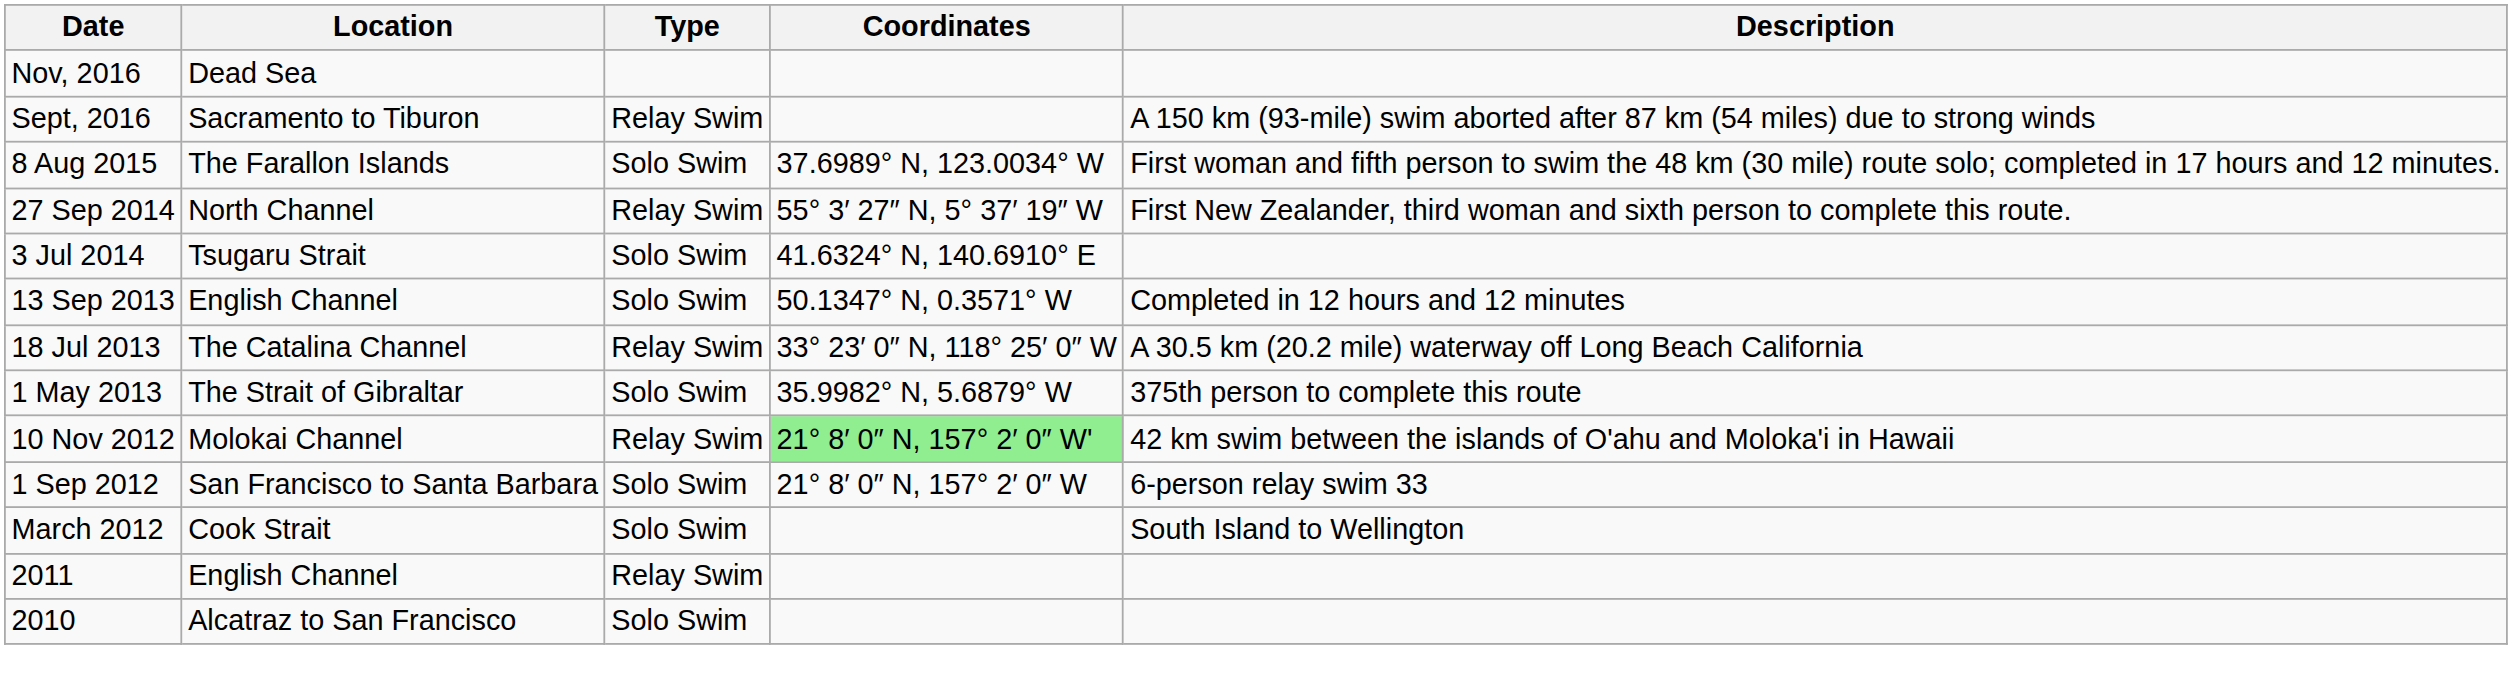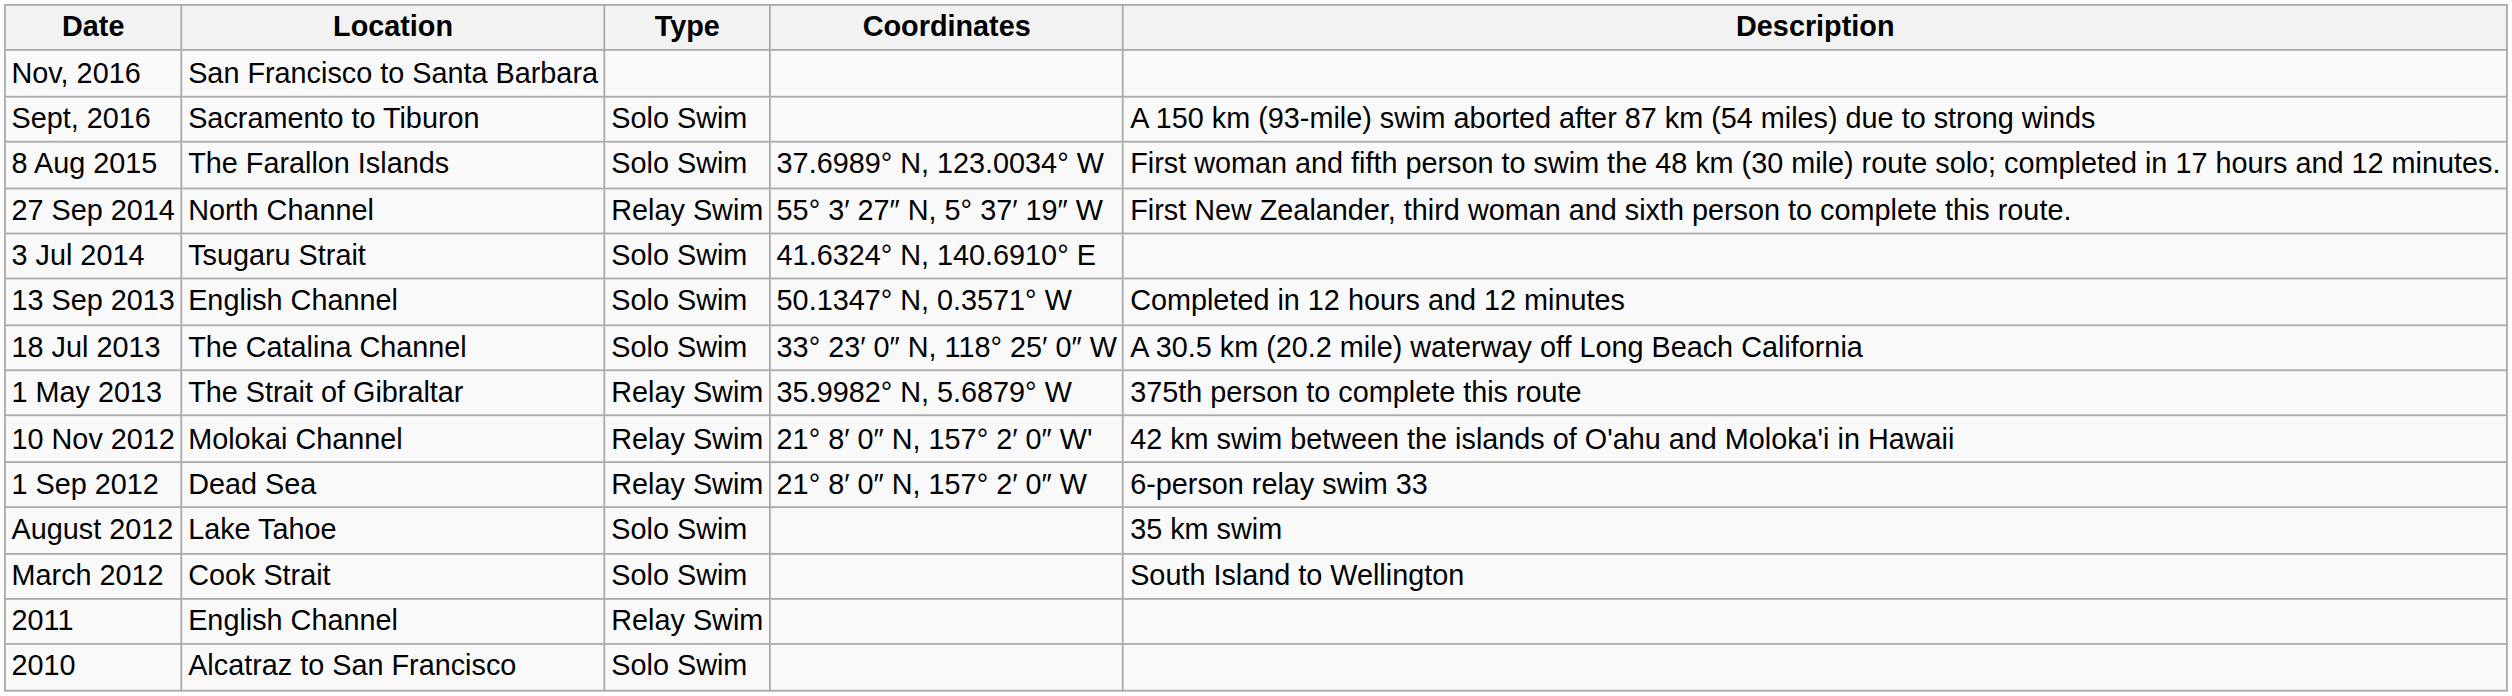(252, 73) Dead Sea -> (393, 73) San Francisco to Santa Barbara
(687, 118) Relay Swim -> (679, 118) Solo Swim
(687, 347) Relay Swim -> (679, 347) Solo Swim
(679, 392) Solo Swim -> (687, 392) Relay Swim
(935, 438) lightgreen background -> (935, 438) no background
(393, 484) San Francisco to Santa Barbara -> (252, 484) Dead Sea
(679, 484) Solo Swim -> (687, 484) Relay Swim
+ row: (92, 529)
